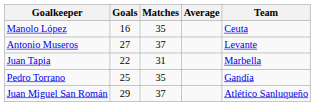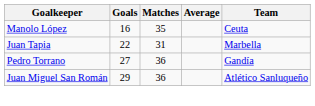- row: (42, 45)
(125, 77) 25 -> (125, 61) 27
(161, 77) 35 -> (161, 61) 36
(161, 93) 37 -> (161, 77) 36
